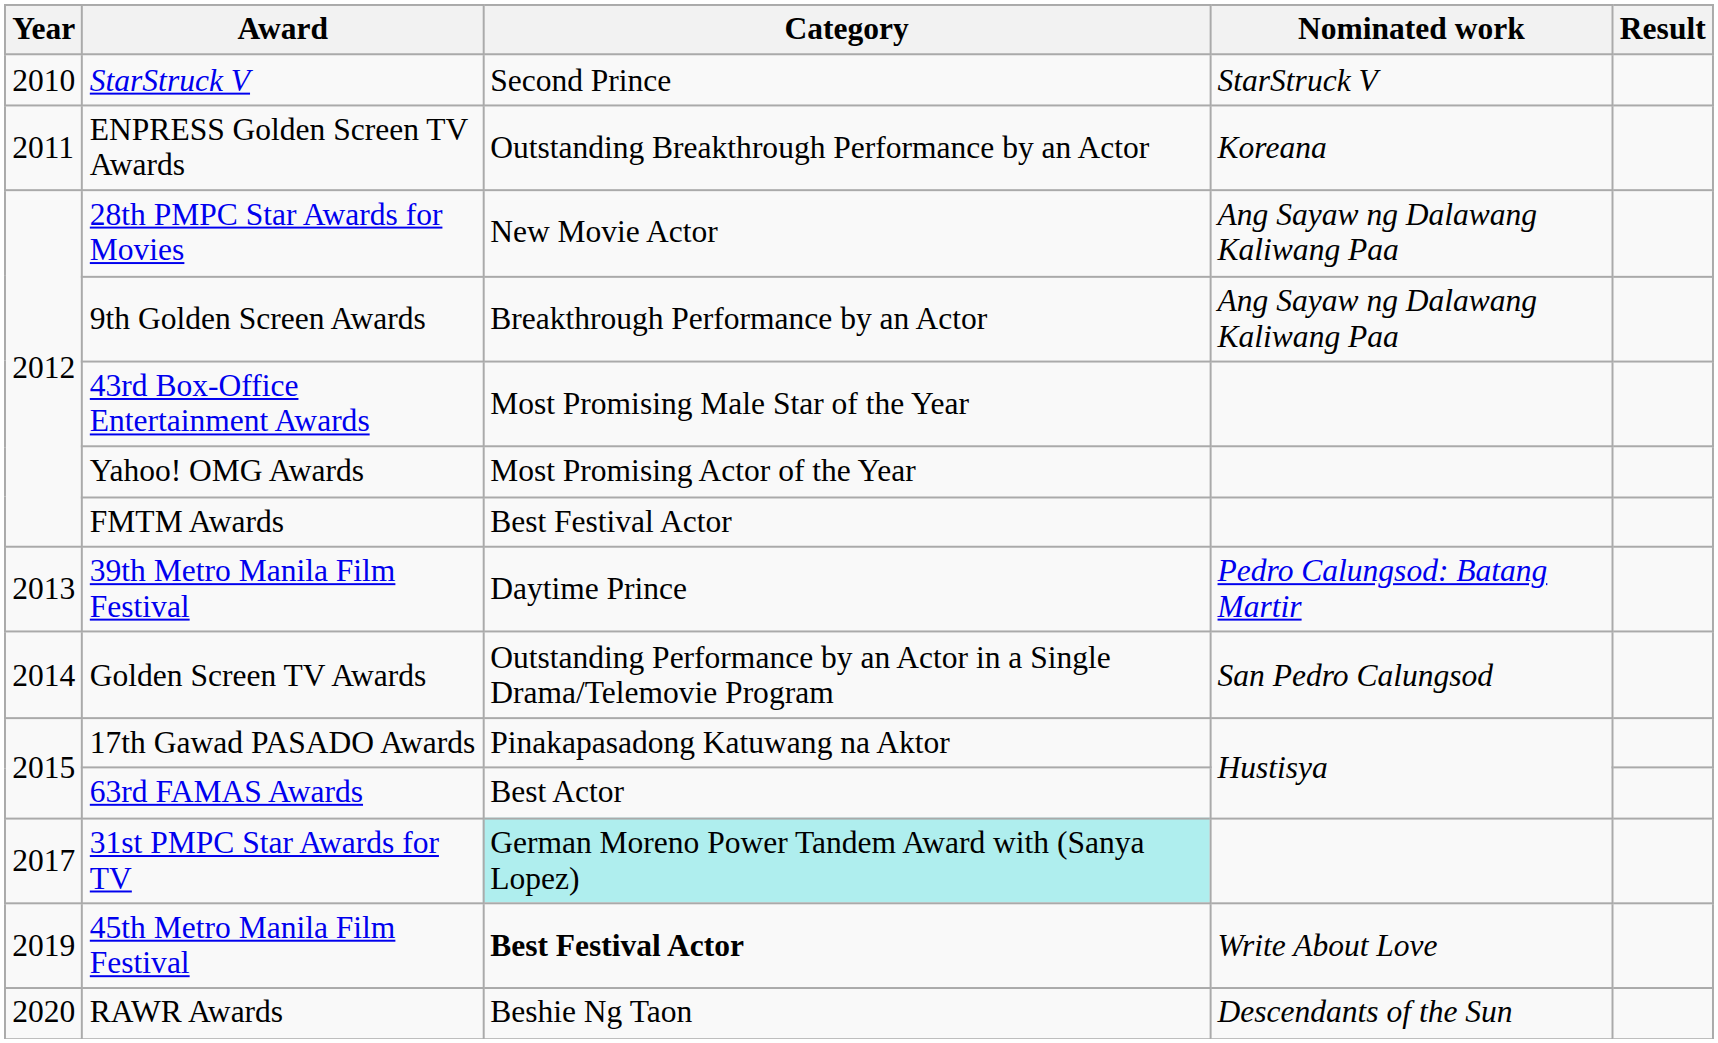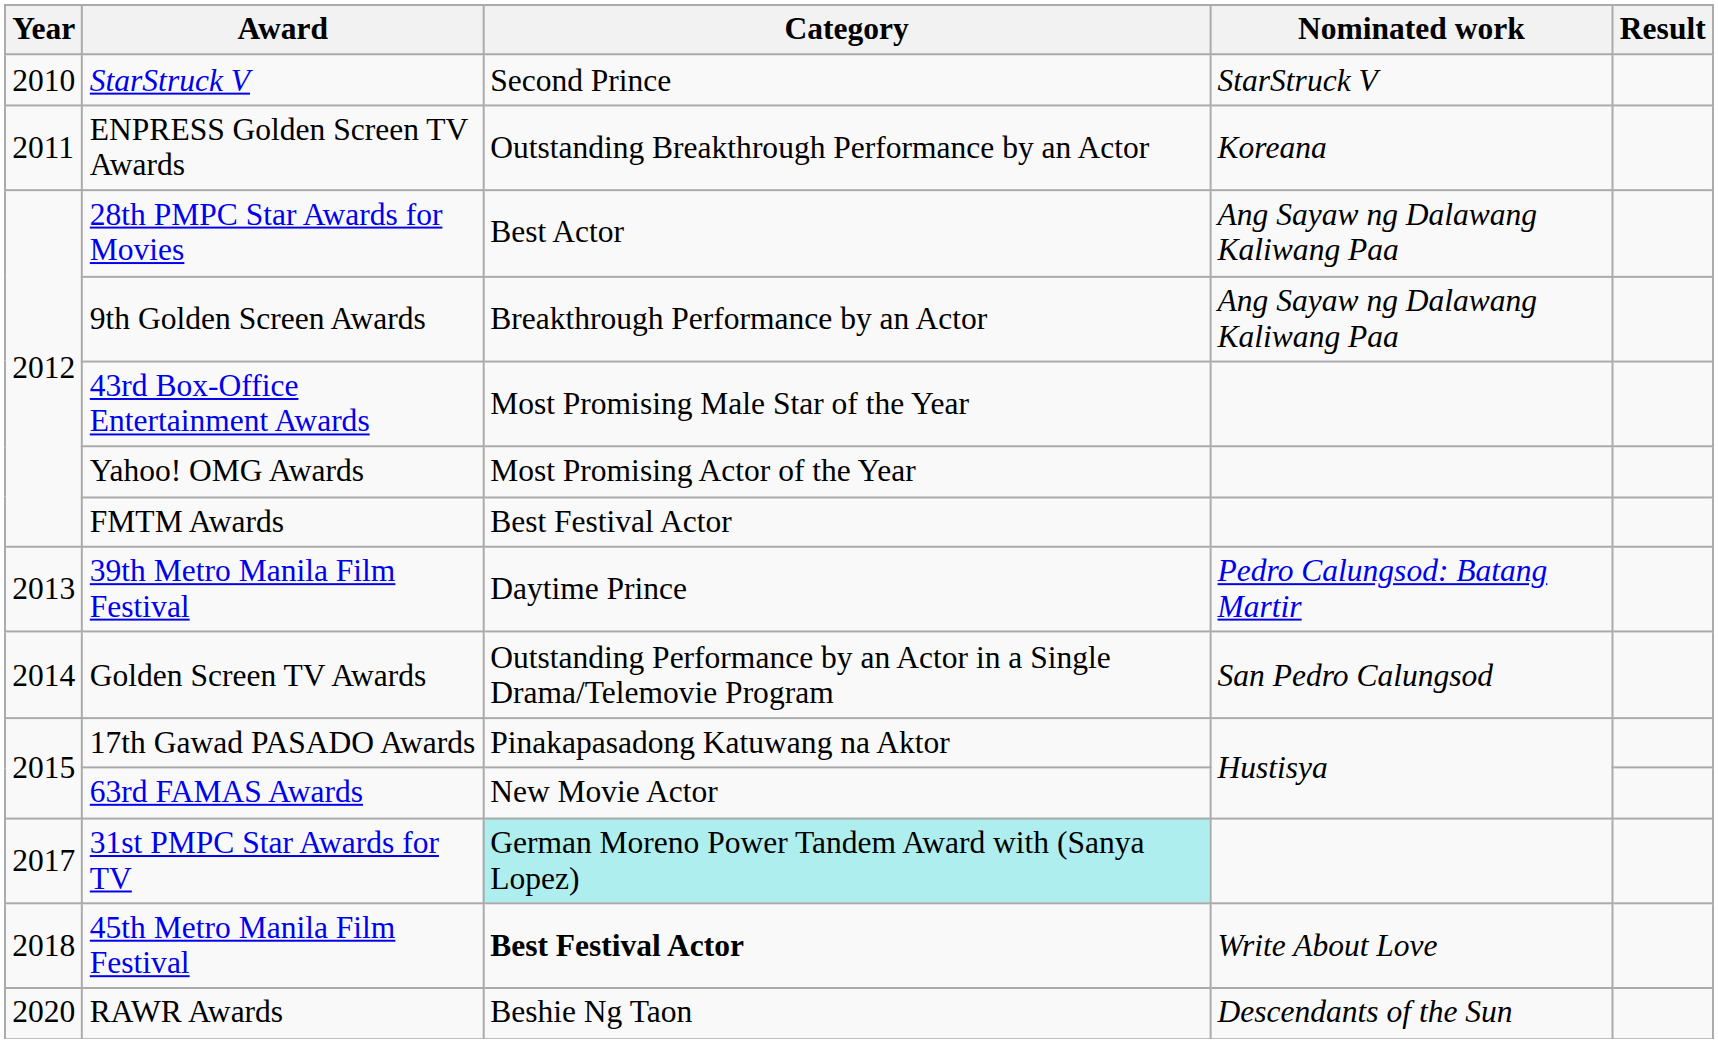(604, 232) New Movie Actor -> (557, 232) Best Actor
(557, 792) Best Actor -> (604, 792) New Movie Actor
(44, 945) 2019 -> (44, 945) 2018
